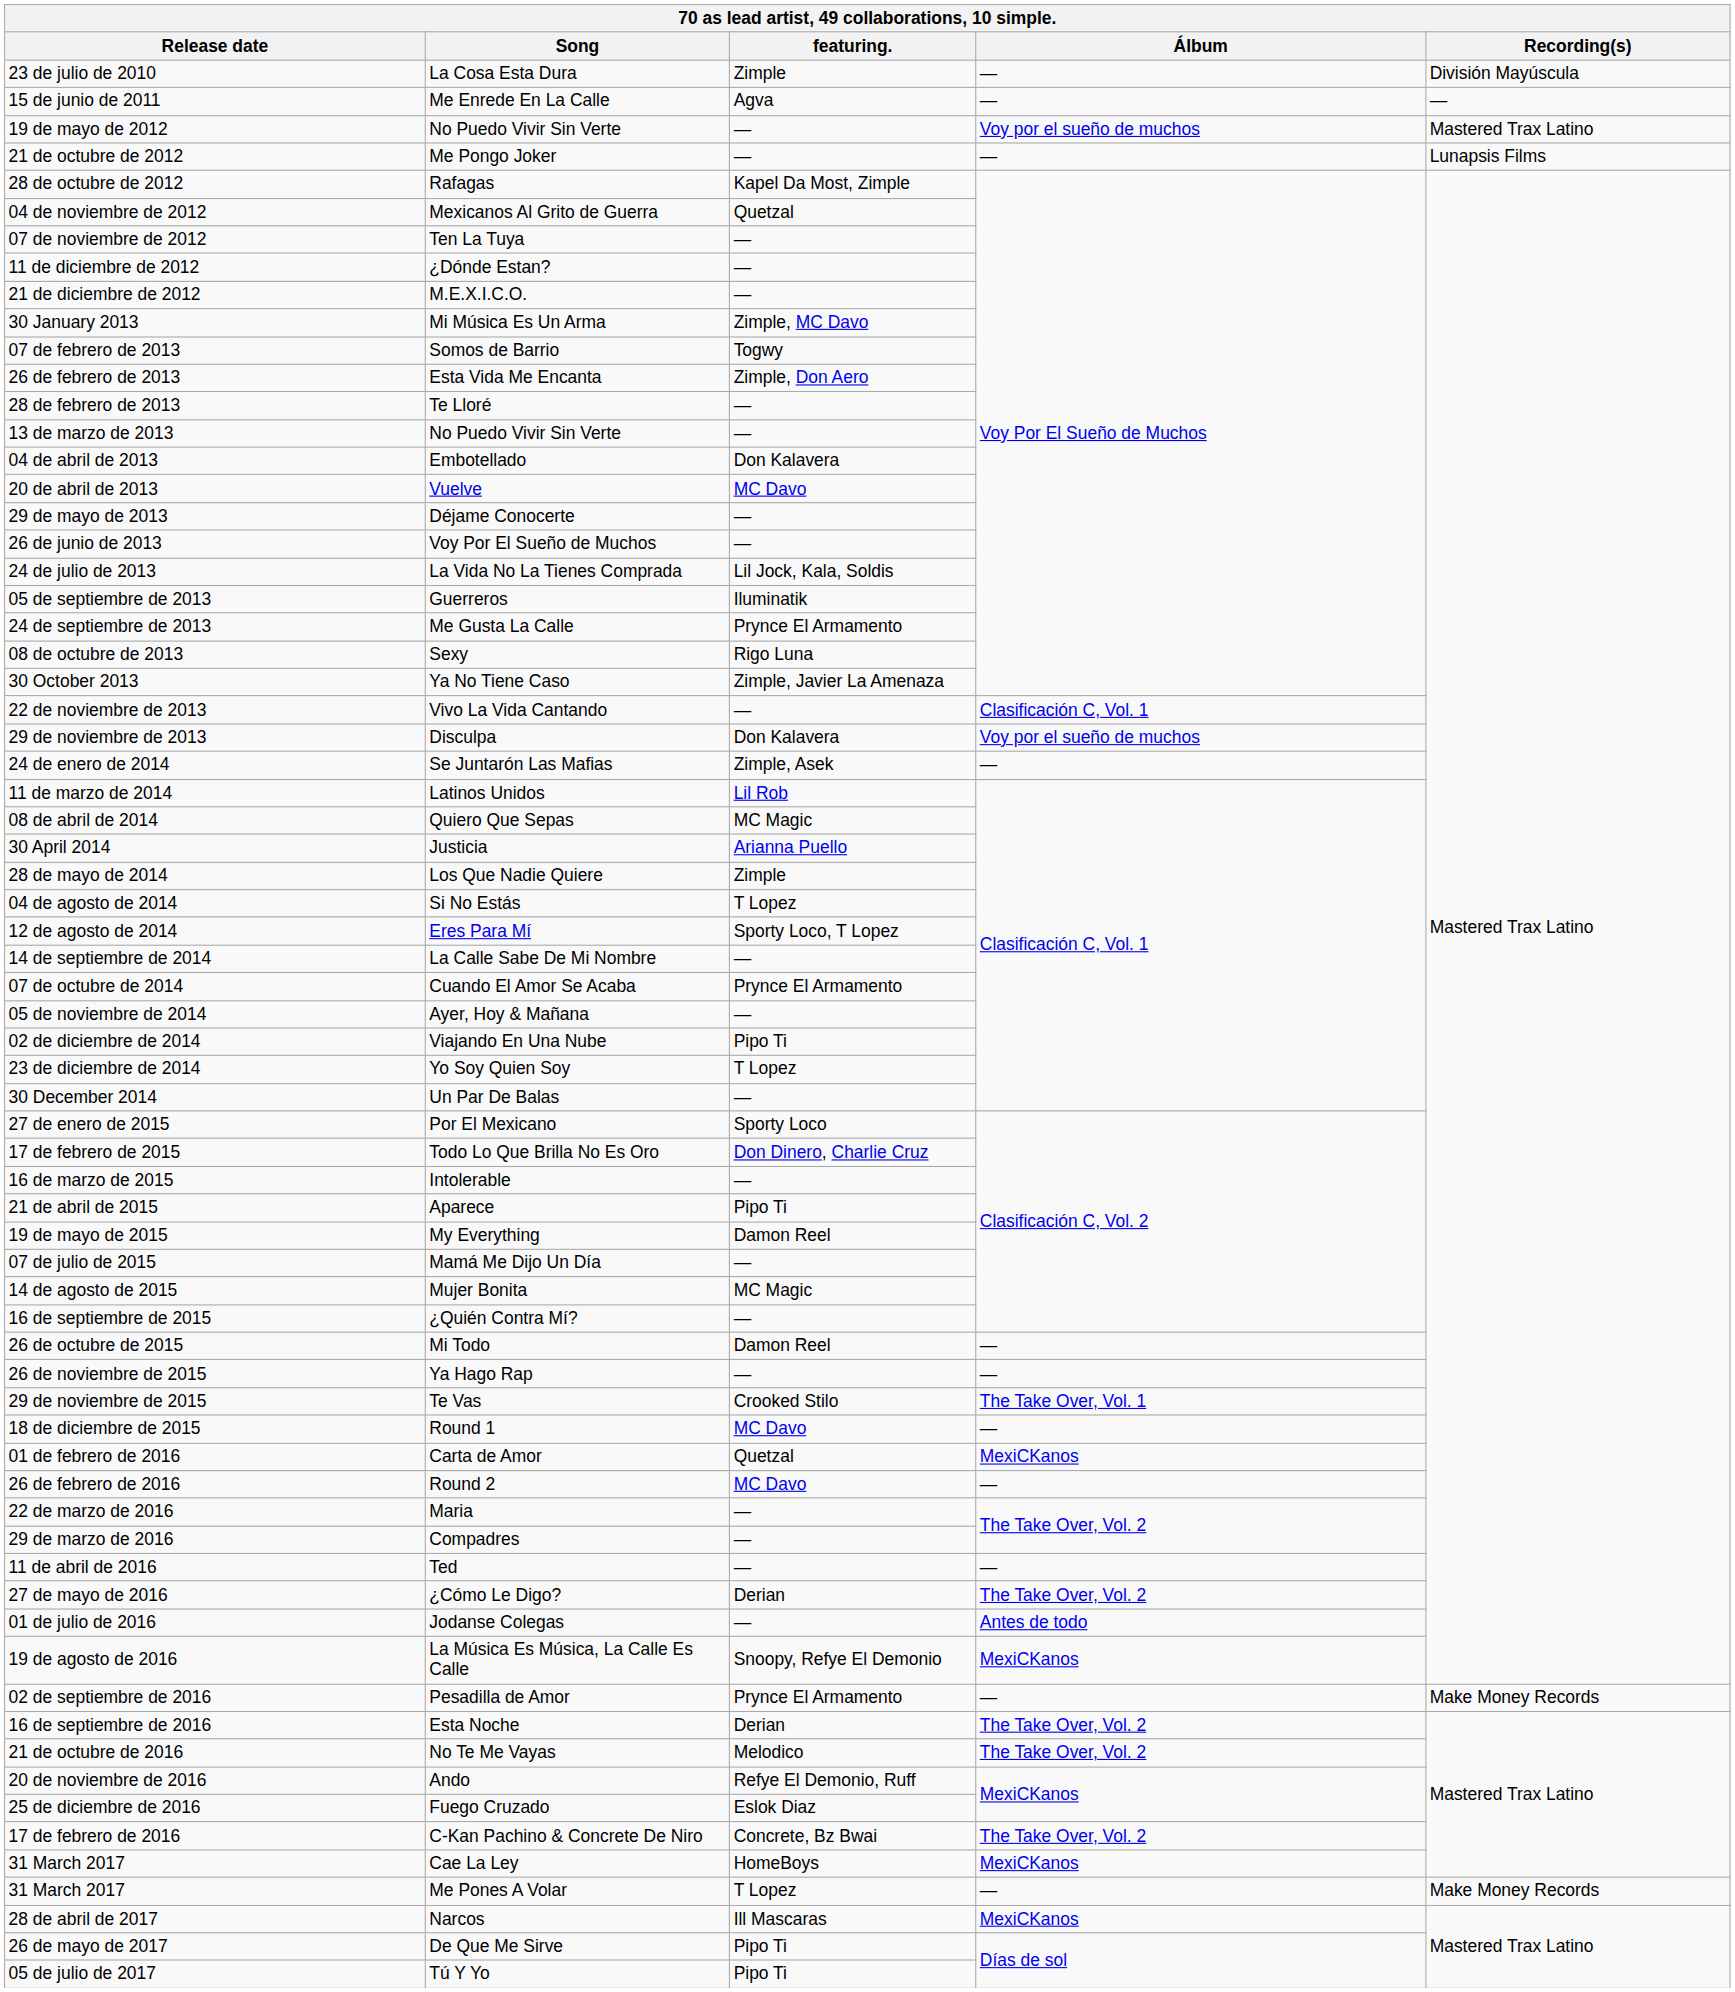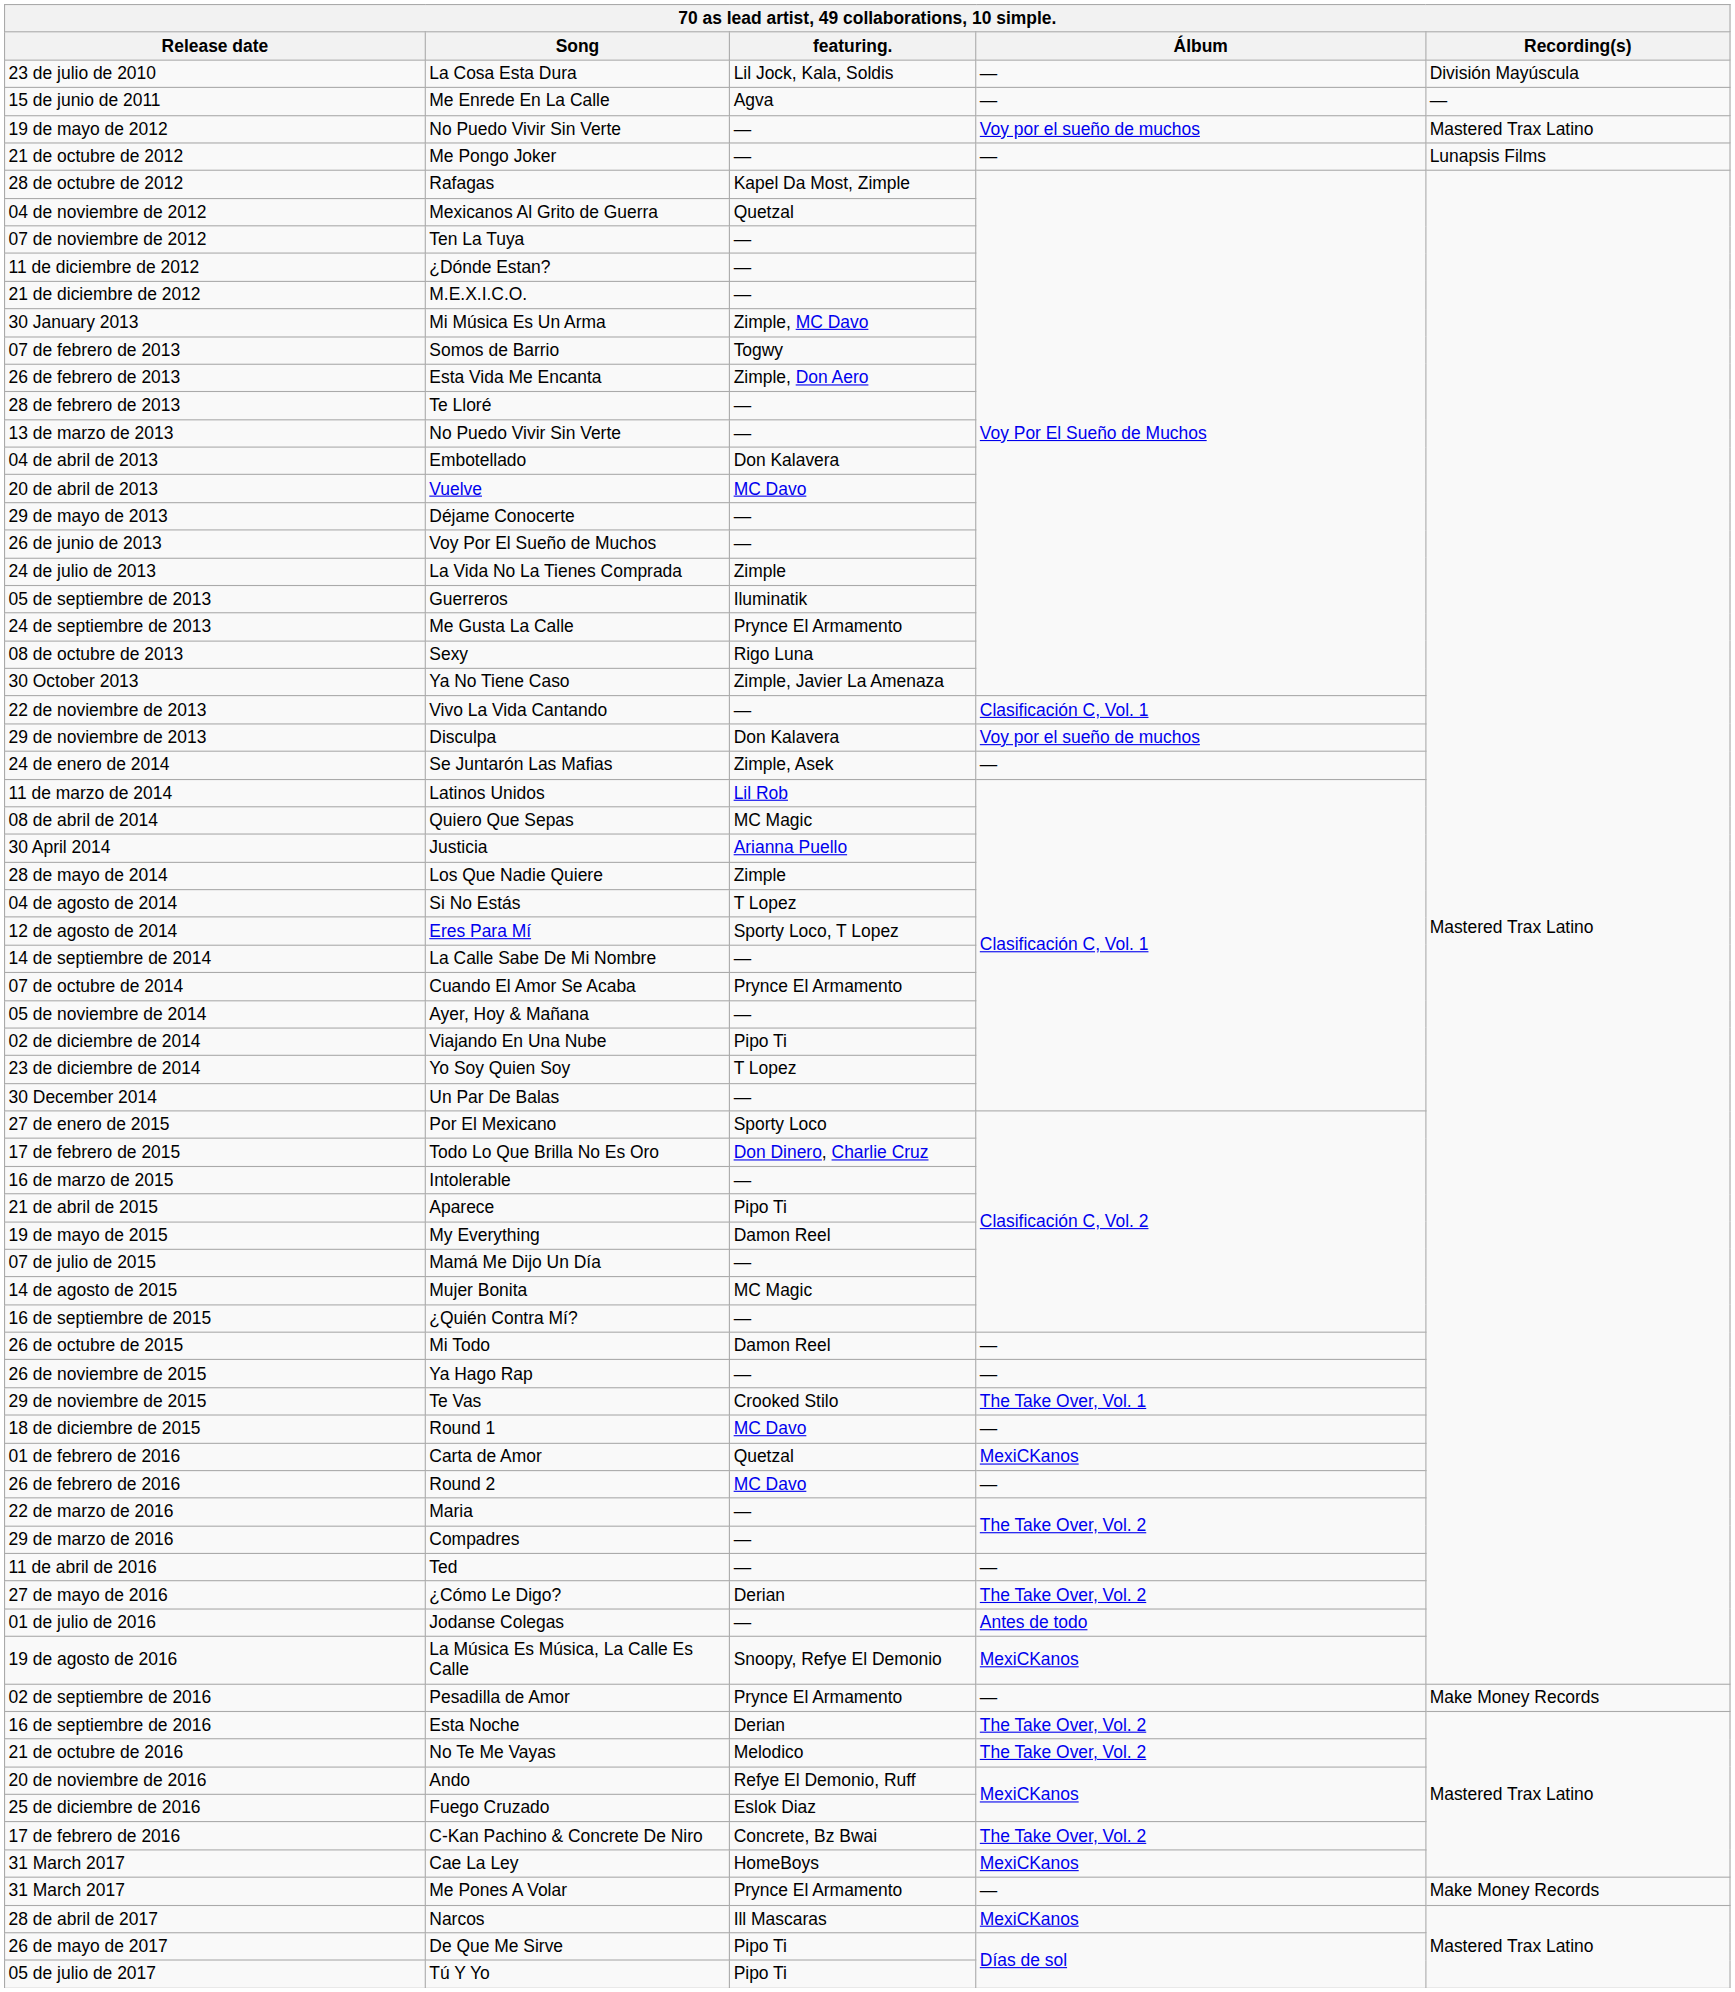(760, 73) Zimple -> (814, 73) Lil Jock, Kala, Soldis
(814, 571) Lil Jock, Kala, Soldis -> (760, 571) Zimple
(765, 1891) T Lopez -> (818, 1891) Prynce El Armamento
